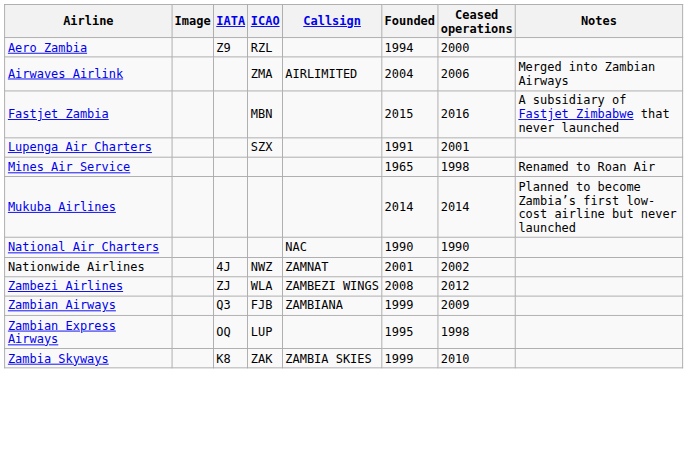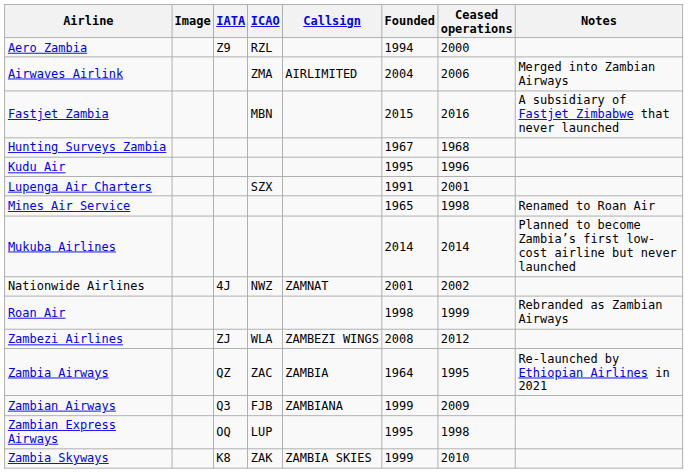+ row: (87, 147)
+ row: (37, 167)
- row: (83, 247)
+ row: (37, 313)
+ row: (58, 372)
